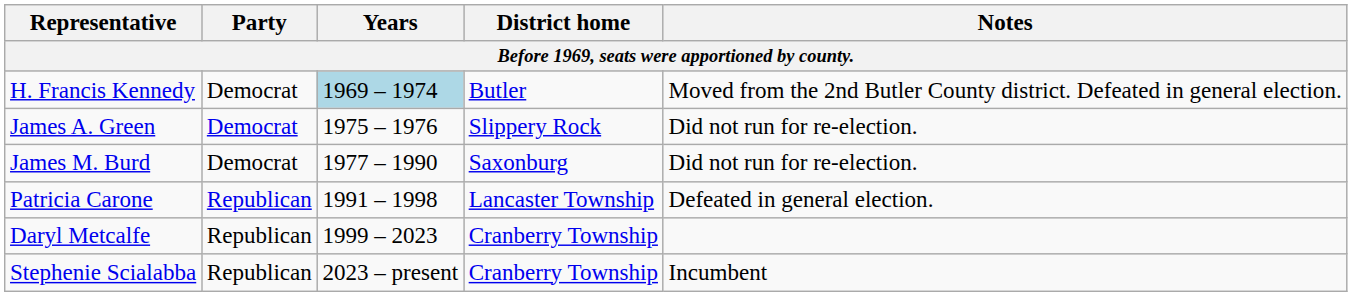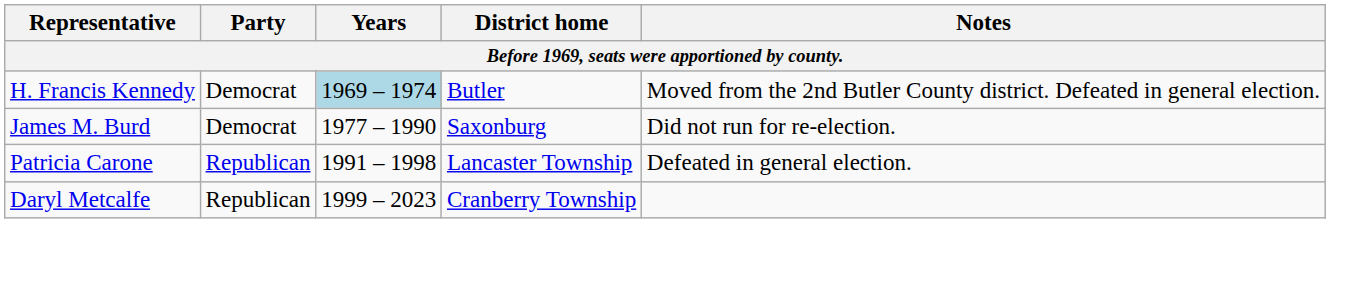- row: (83, 126)
- row: (103, 272)
